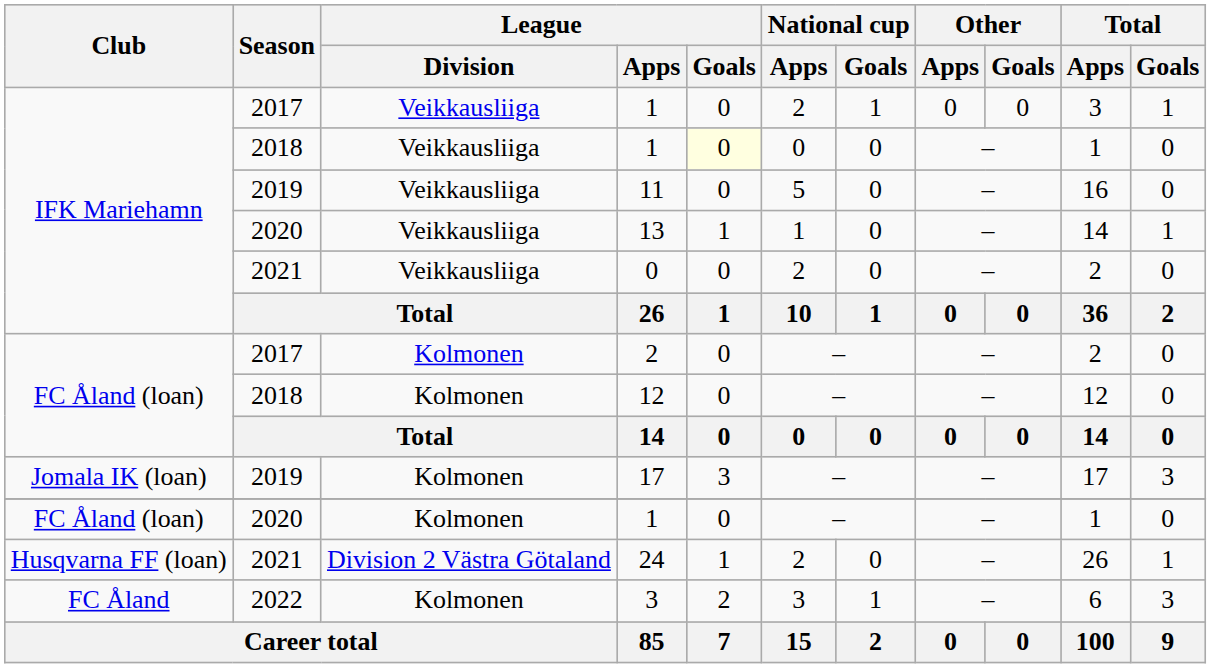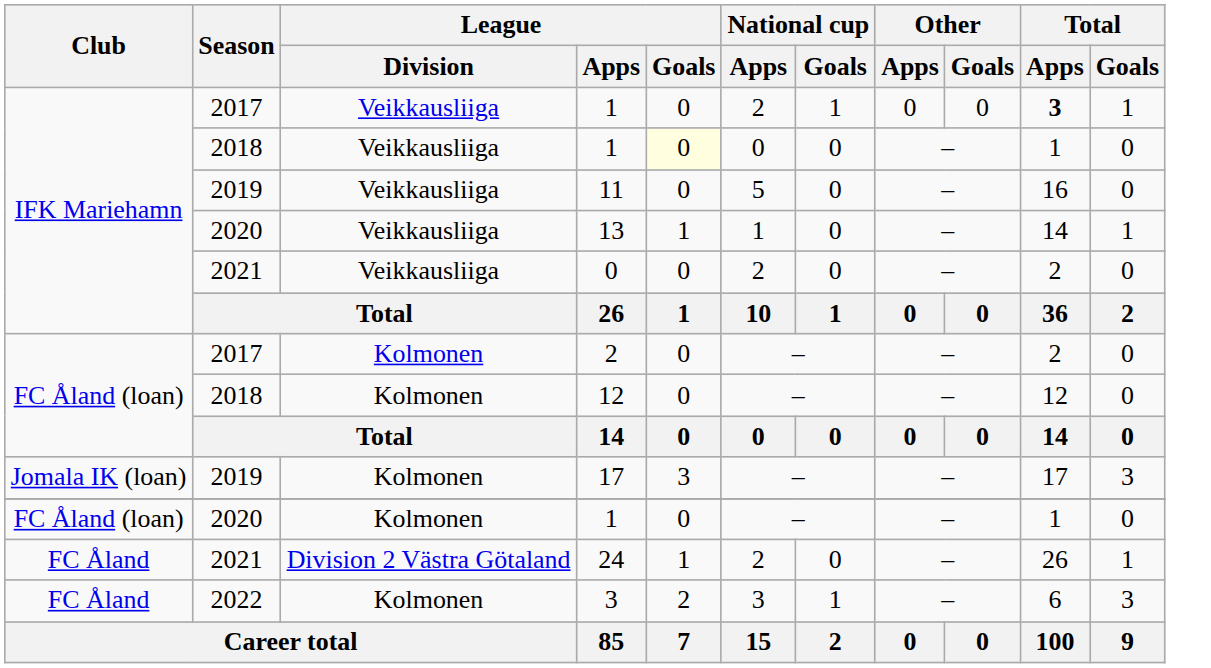(1095, 107) normal -> (1055, 107) bold
(119, 559) Husqvarna FF (loan) -> (99, 559) FC Åland
